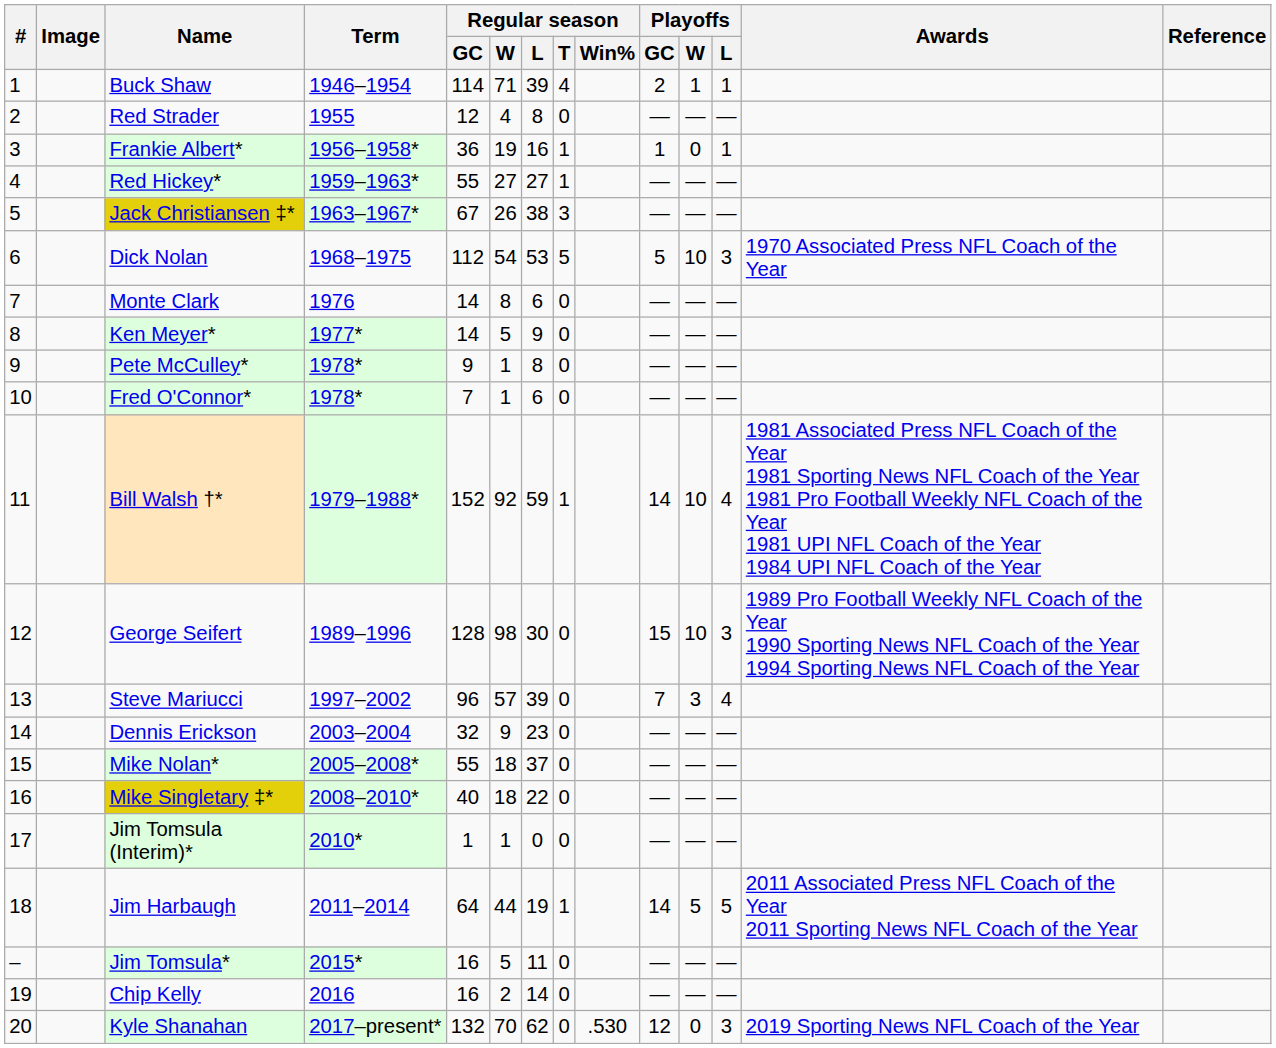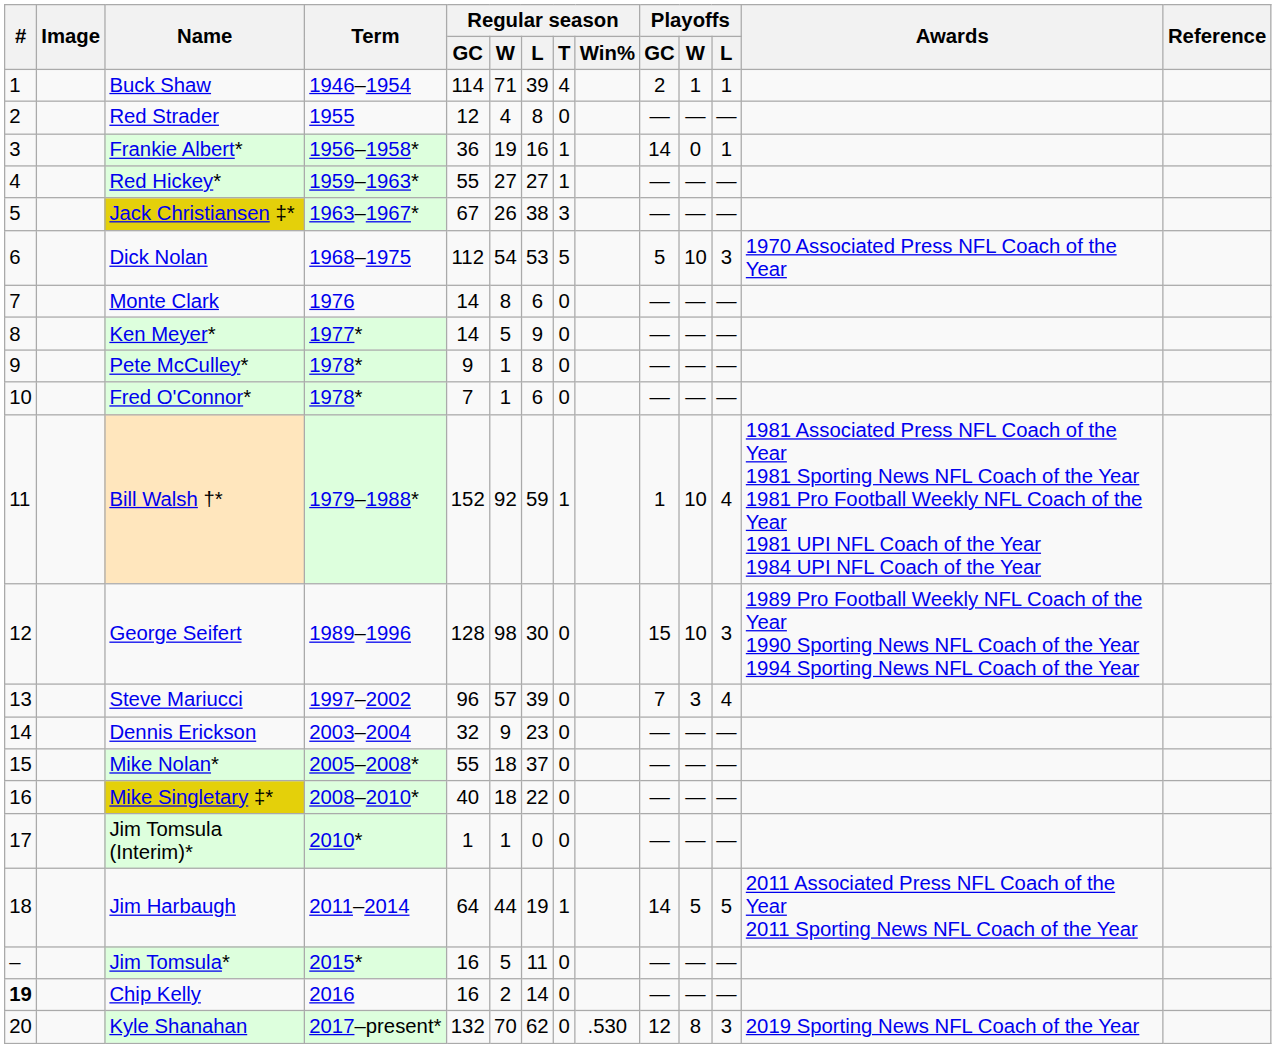(660, 149) 1 -> (660, 149) 14
(660, 498) 14 -> (660, 498) 1
(21, 994) normal -> (21, 994) bold
(695, 1026) 0 -> (695, 1026) 8
